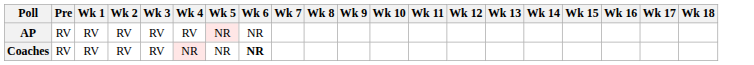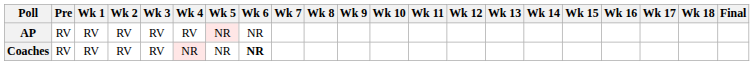+ column: (733, 13)
